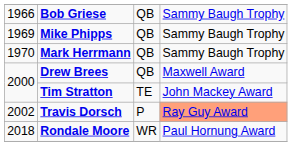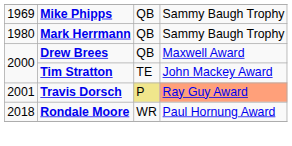- row: (73, 14)
(21, 53) 1970 -> (21, 33) 1980
(21, 111) 2002 -> (21, 92) 2001
(140, 111) no background -> (140, 92) khaki background
